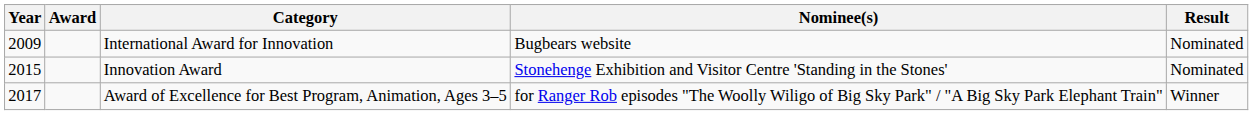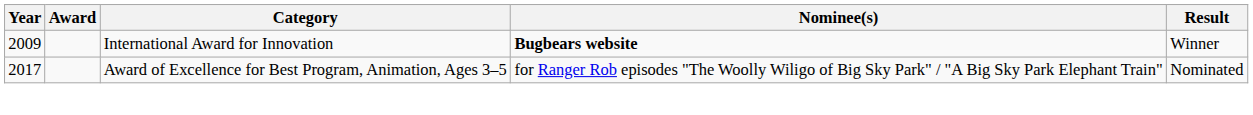(573, 43) normal -> (576, 43) bold
(1207, 43) Nominated -> (1195, 43) Winner
- row: (163, 69)
(1195, 95) Winner -> (1207, 69) Nominated
